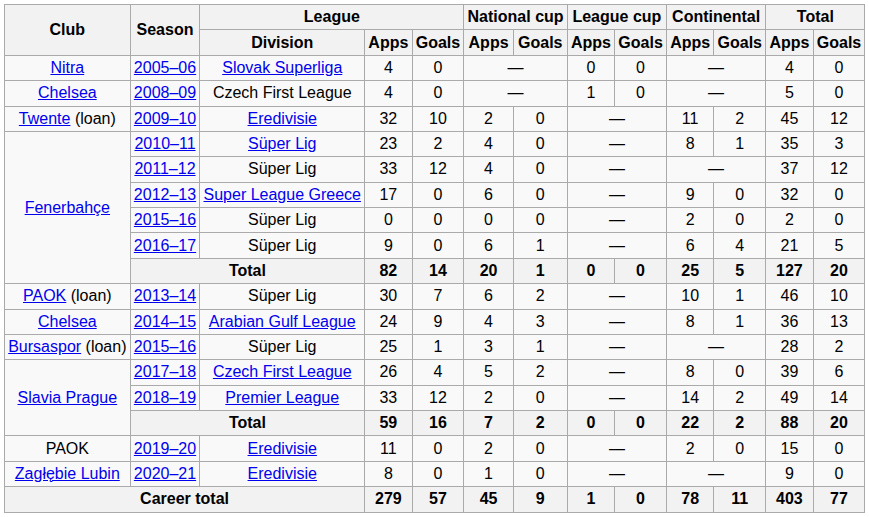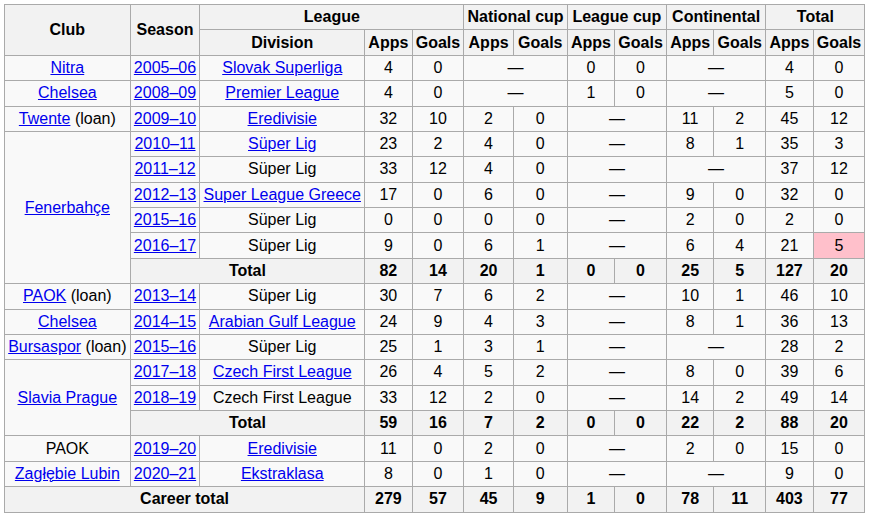(282, 93) Czech First League -> (282, 93) Premier League
(839, 245) no background -> (839, 245) pink background
(282, 397) Premier League -> (282, 397) Czech First League
(282, 473) Eredivisie -> (282, 473) Ekstraklasa
